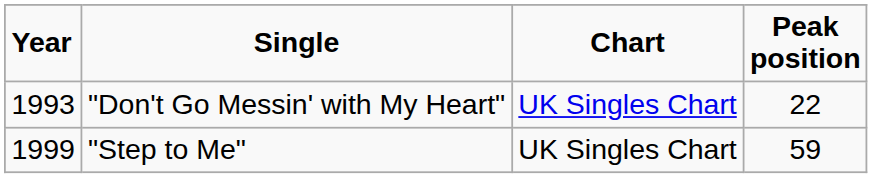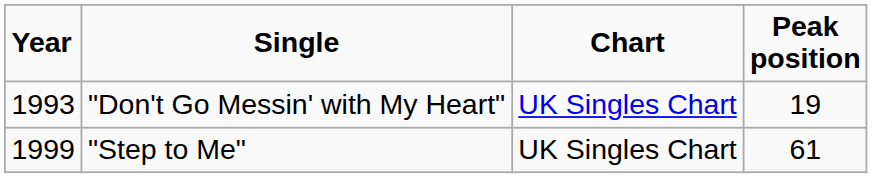(805, 104) 22 -> (805, 104) 19
(805, 149) 59 -> (805, 149) 61
